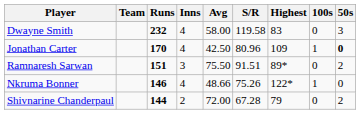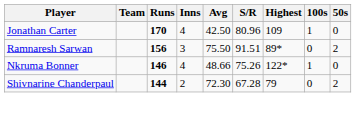- row: (40, 30)
(341, 48) bold -> (335, 30) normal
(158, 65) 151 -> (158, 48) 156
(218, 100) 72.00 -> (218, 83) 72.30
